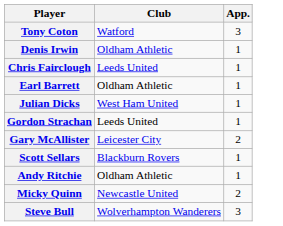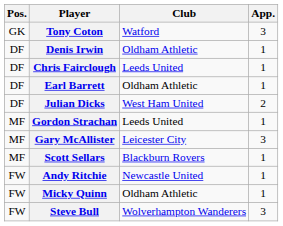+ column: (17, 13)
(238, 103) 1 -> (263, 103) 2
(238, 139) 2 -> (263, 139) 3
(135, 175) Oldham Athletic -> (163, 175) Newcastle United
(138, 193) Newcastle United -> (160, 193) Oldham Athletic
(238, 193) 2 -> (263, 193) 1
